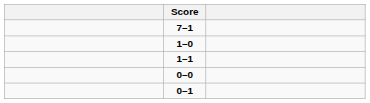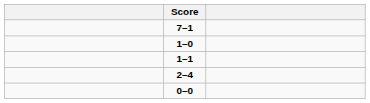+ row: (185, 75)
- row: (185, 91)
